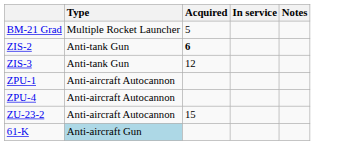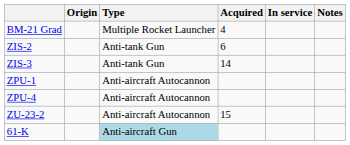+ column: (82, 13)
(188, 30) 5 -> (223, 30) 4
(188, 47) bold -> (223, 47) normal
(190, 64) 12 -> (226, 64) 14
